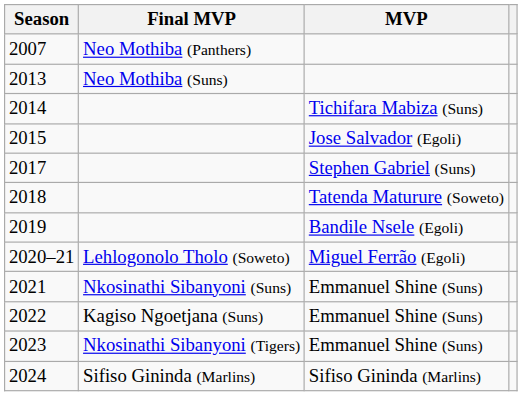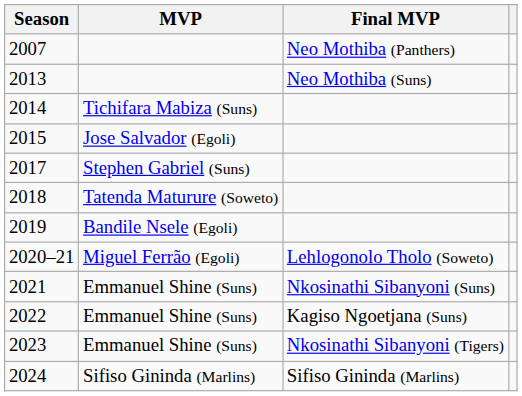columns swapped: (406, 19) <-> (192, 19)
